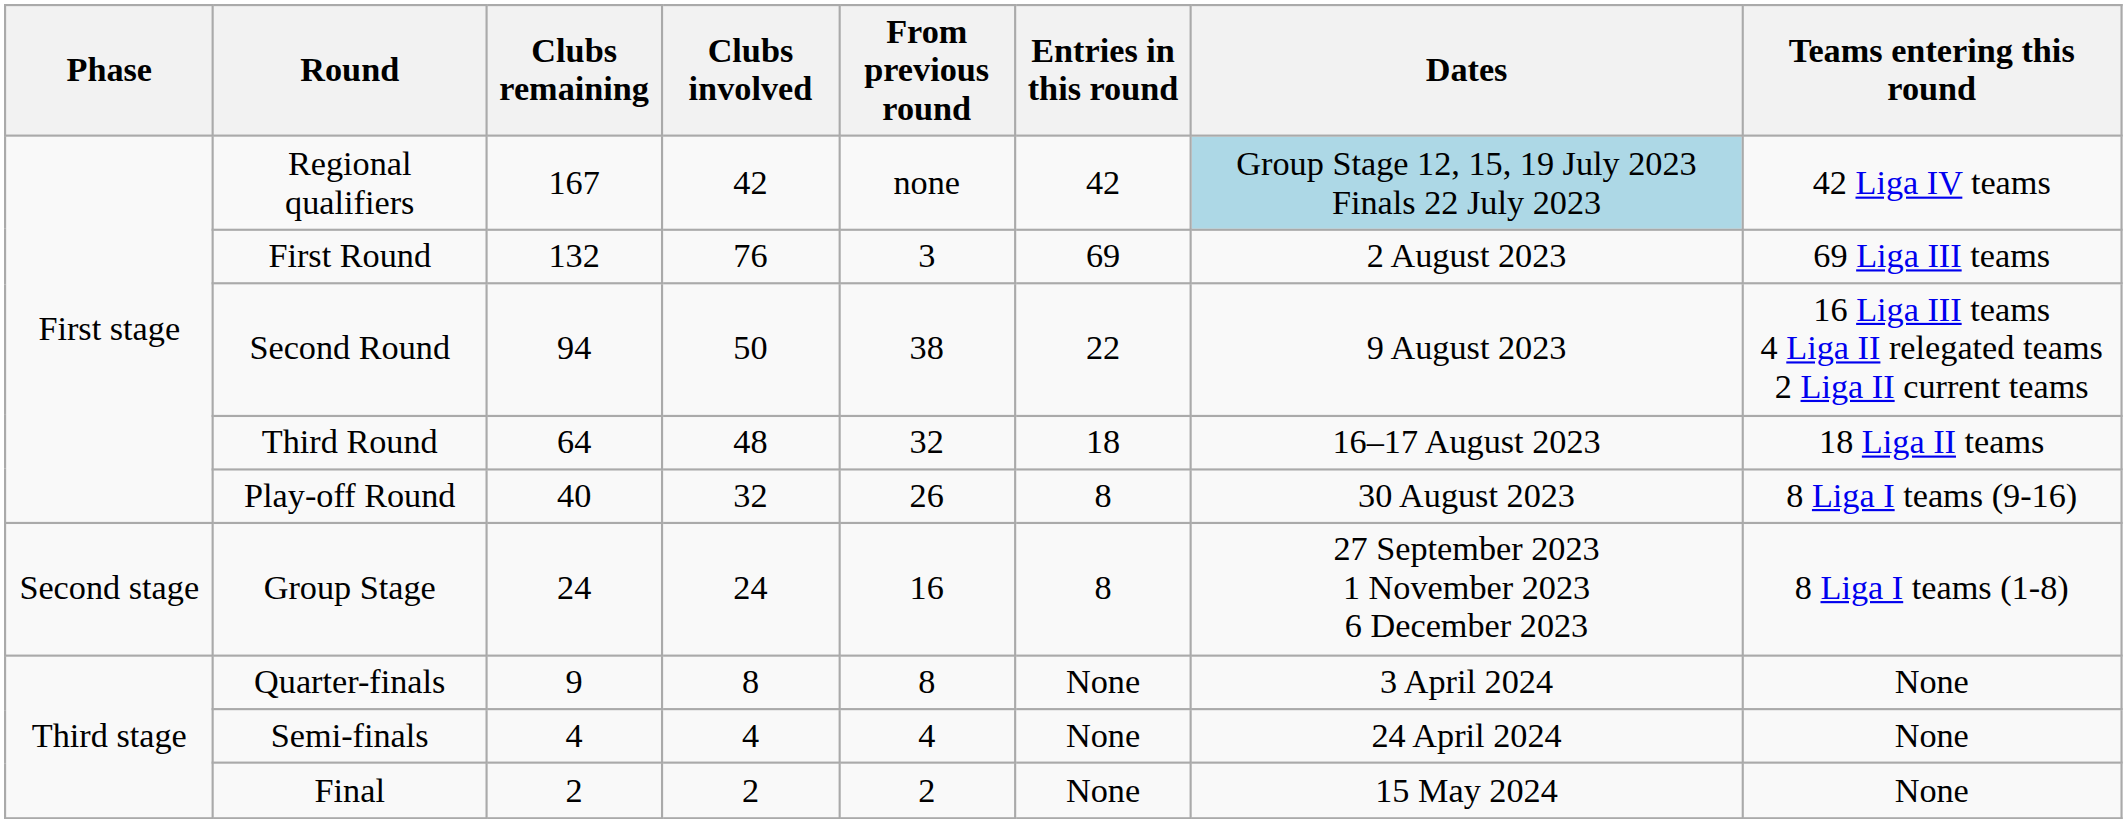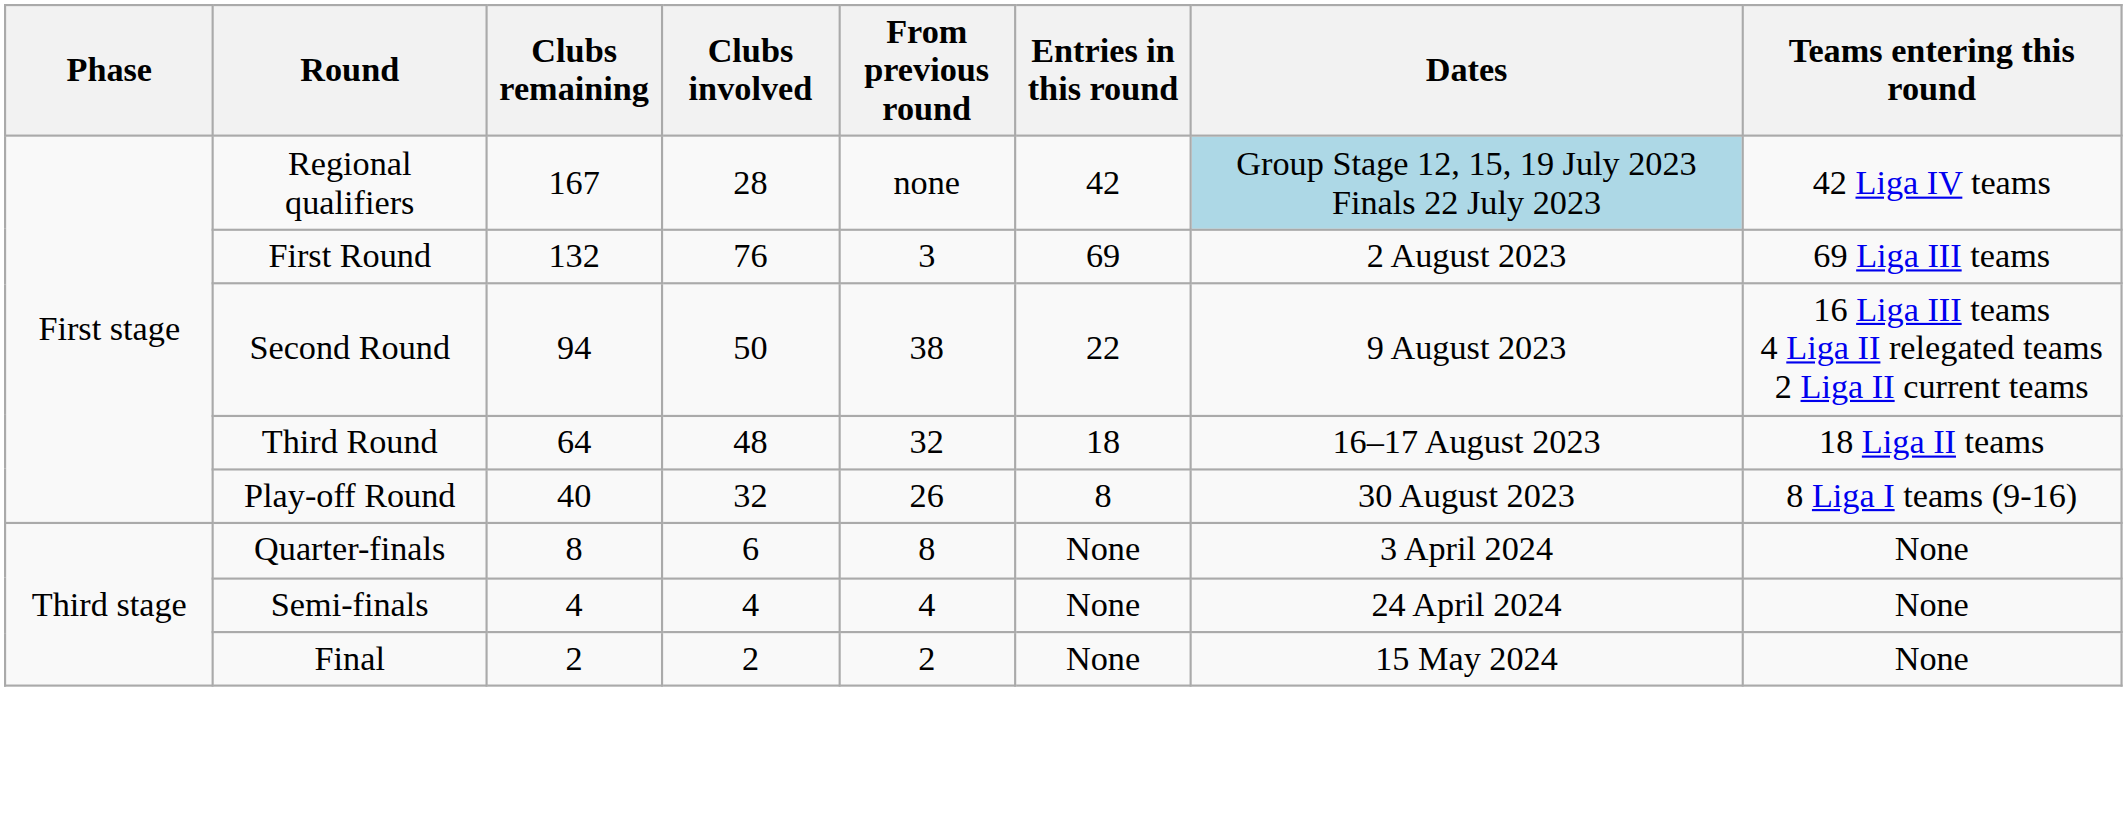(750, 182) 42 -> (750, 182) 28
- row: (350, 588)
(574, 681) 9 -> (574, 550) 8
(750, 681) 8 -> (750, 550) 6
